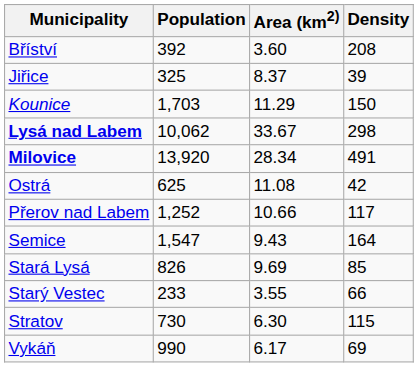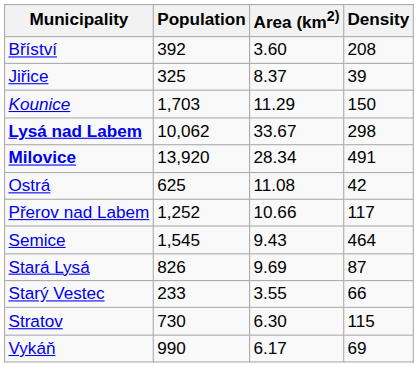(179, 239) 1,547 -> (179, 239) 1,545
(362, 239) 164 -> (362, 239) 464
(357, 267) 85 -> (357, 267) 87
